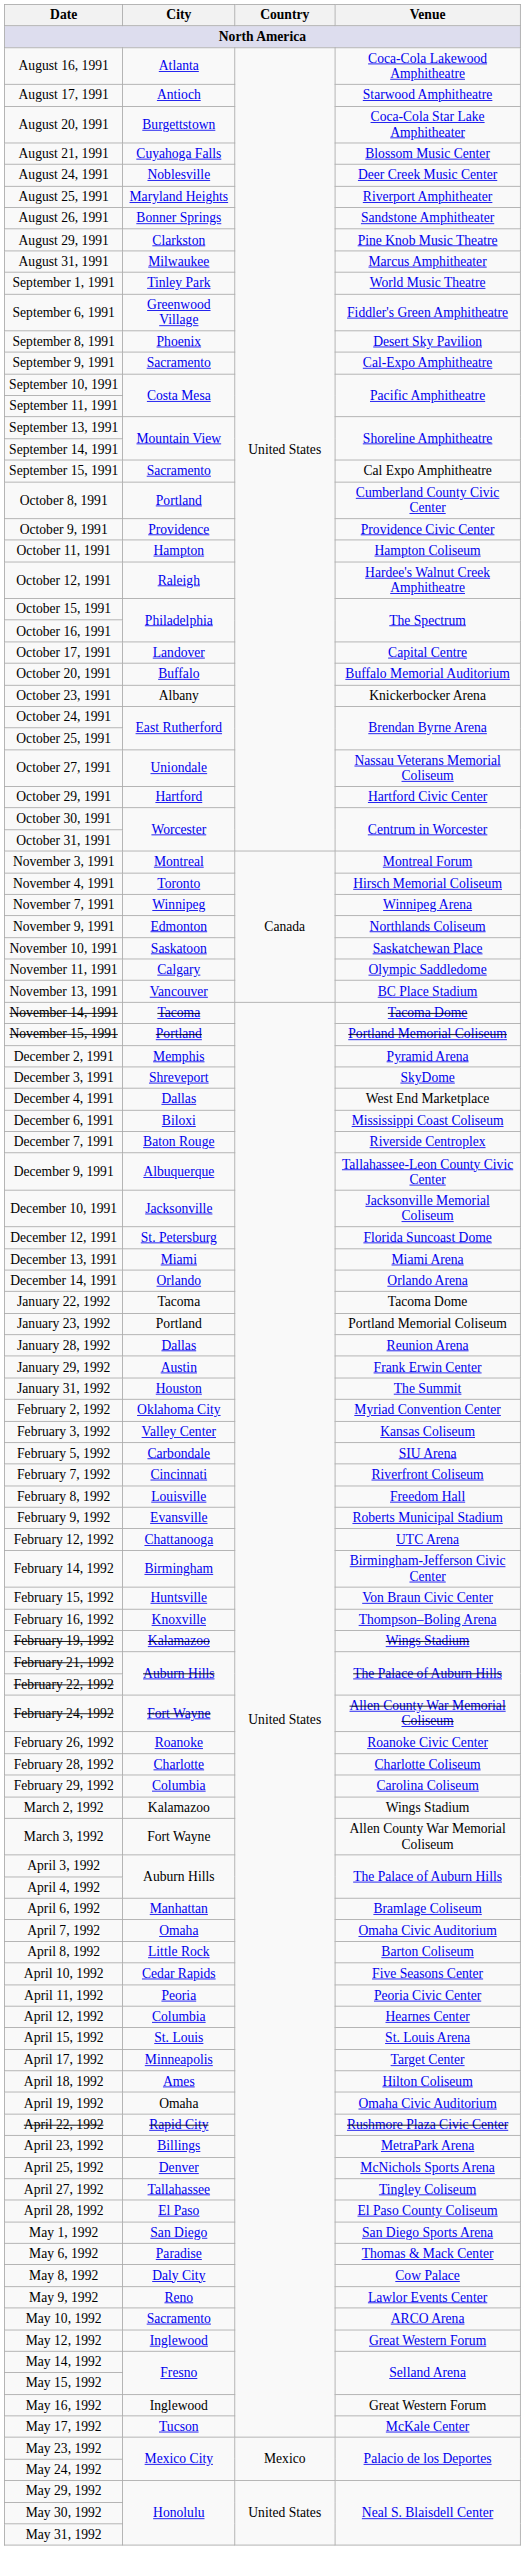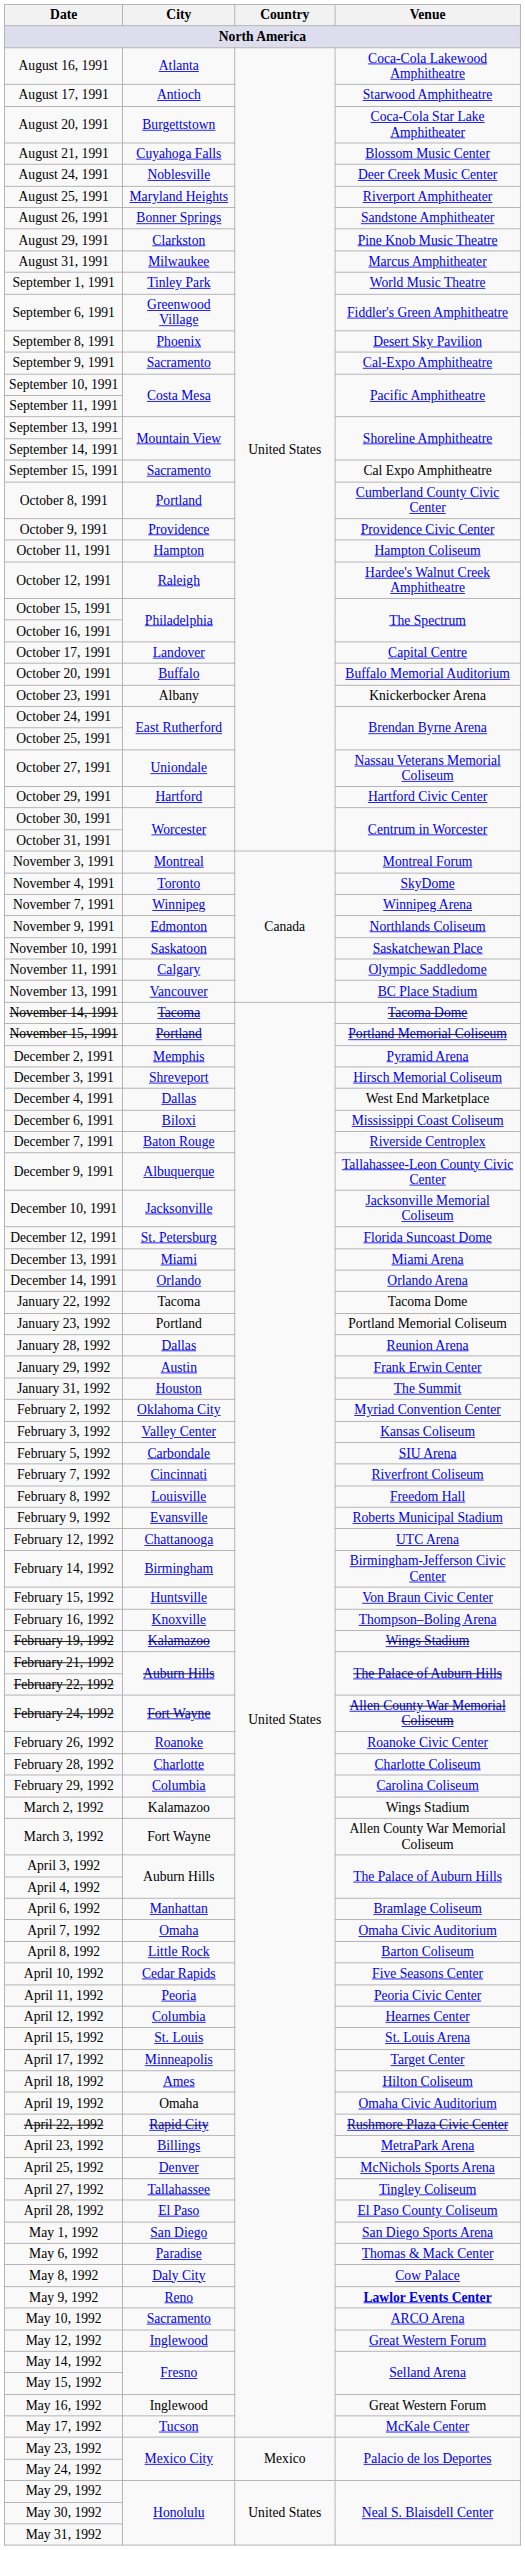(428, 883) Hirsch Memorial Coliseum -> (428, 883) SkyDome
(428, 1077) SkyDome -> (428, 1077) Hirsch Memorial Coliseum
(428, 2297) normal -> (428, 2297) bold
